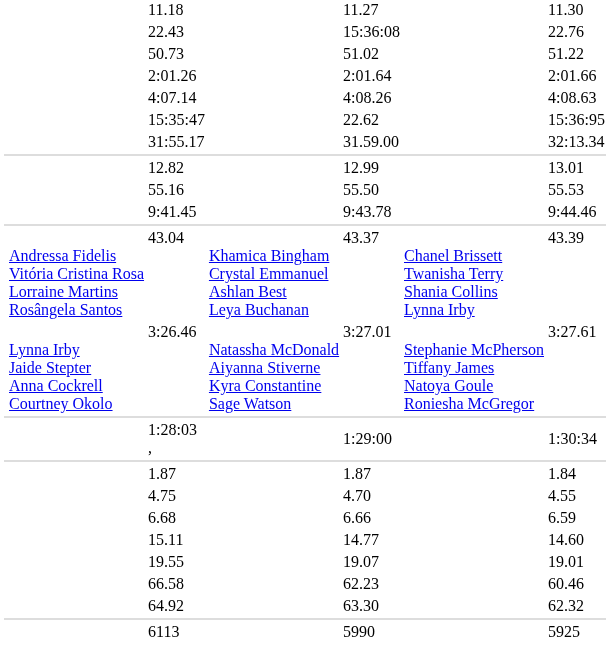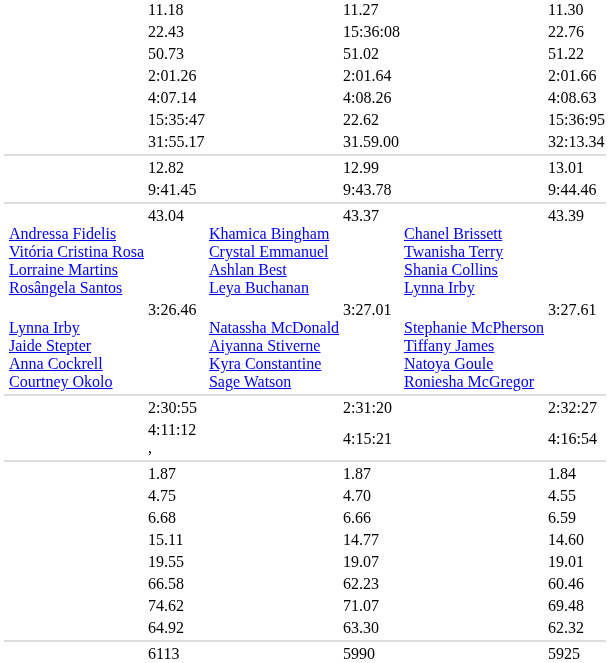- row: (77, 190)
+ row: (77, 408)
- row: (77, 439)
+ row: (77, 439)
+ row: (77, 606)
